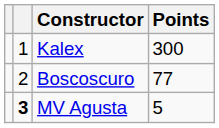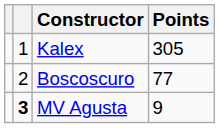(168, 48) 300 -> (168, 48) 305
(158, 107) 5 -> (158, 107) 9
